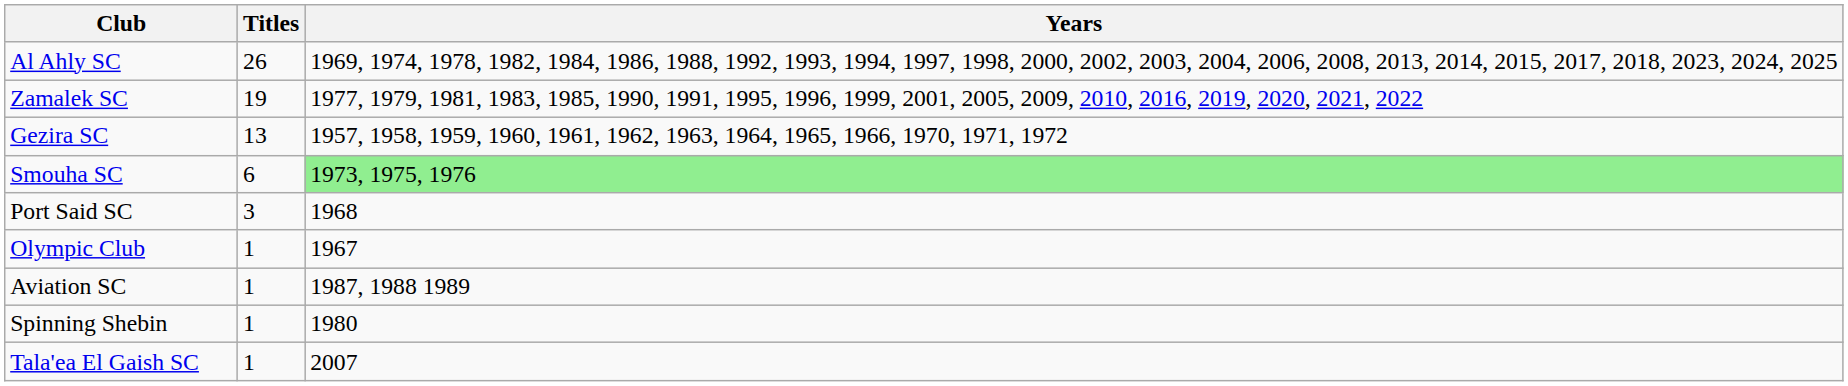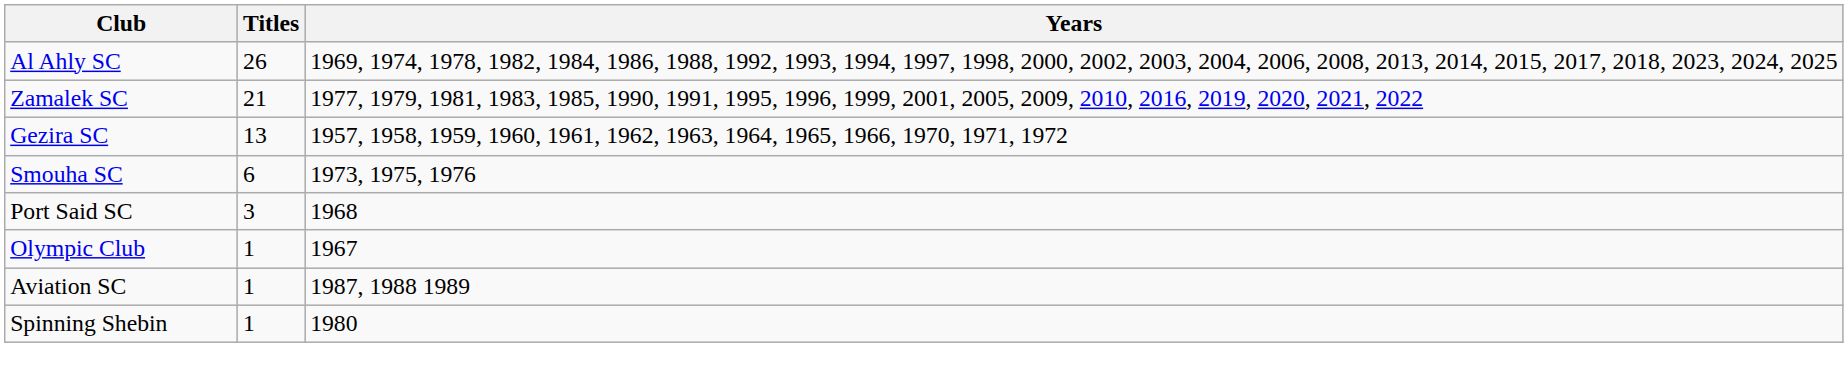(255, 98) 19 -> (255, 98) 21
(393, 173) lightgreen background -> (393, 173) no background
- row: (105, 361)
